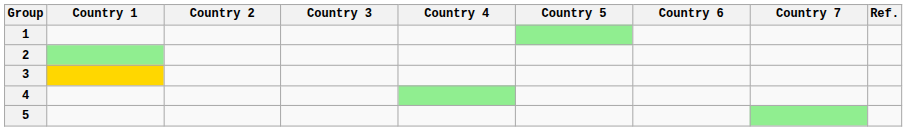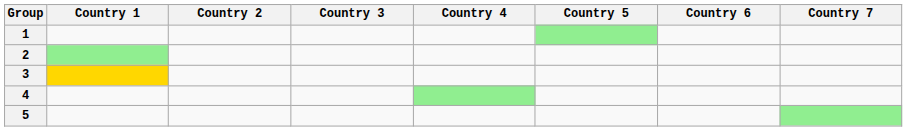- column: (885, 14)
